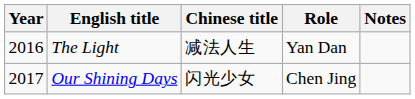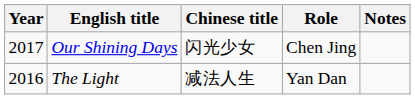rows swapped: (85, 47) <-> (114, 78)
